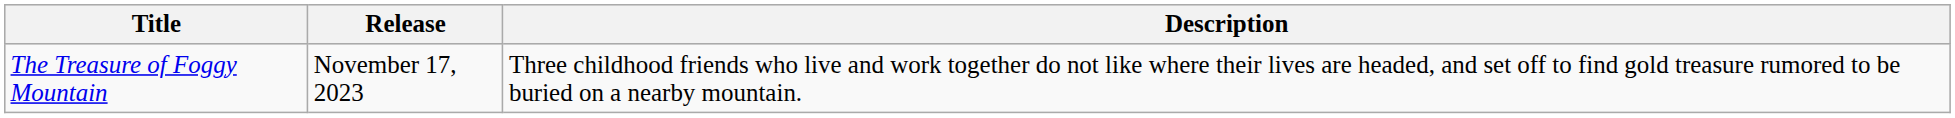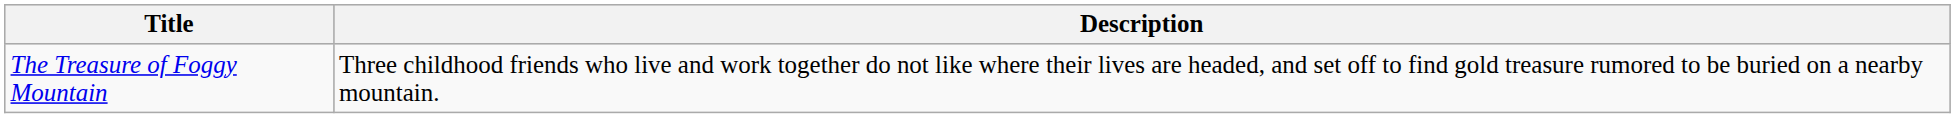- column: (406, 24)
